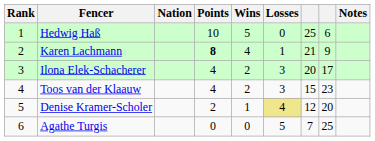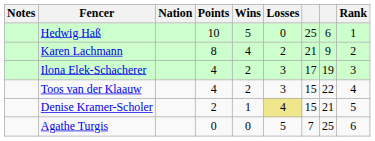columns swapped: (21, 13) <-> (353, 13)
(213, 51) bold -> (214, 51) normal
(282, 51) 1 -> (283, 51) 2
(310, 70) 20 -> (311, 70) 17
(327, 70) 17 -> (328, 70) 19
(327, 88) 23 -> (328, 88) 22
(310, 107) 12 -> (311, 107) 15
(327, 107) 20 -> (328, 107) 21
